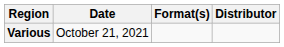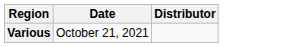- column: (182, 14)
